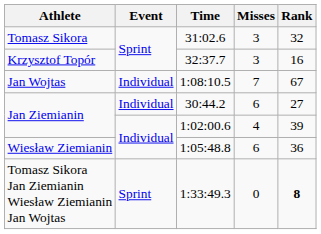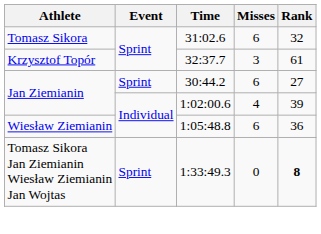(256, 38) 3 -> (256, 38) 6
(297, 60) 16 -> (297, 60) 61
- row: (205, 82)
(146, 104) Individual -> (135, 82) Sprint
